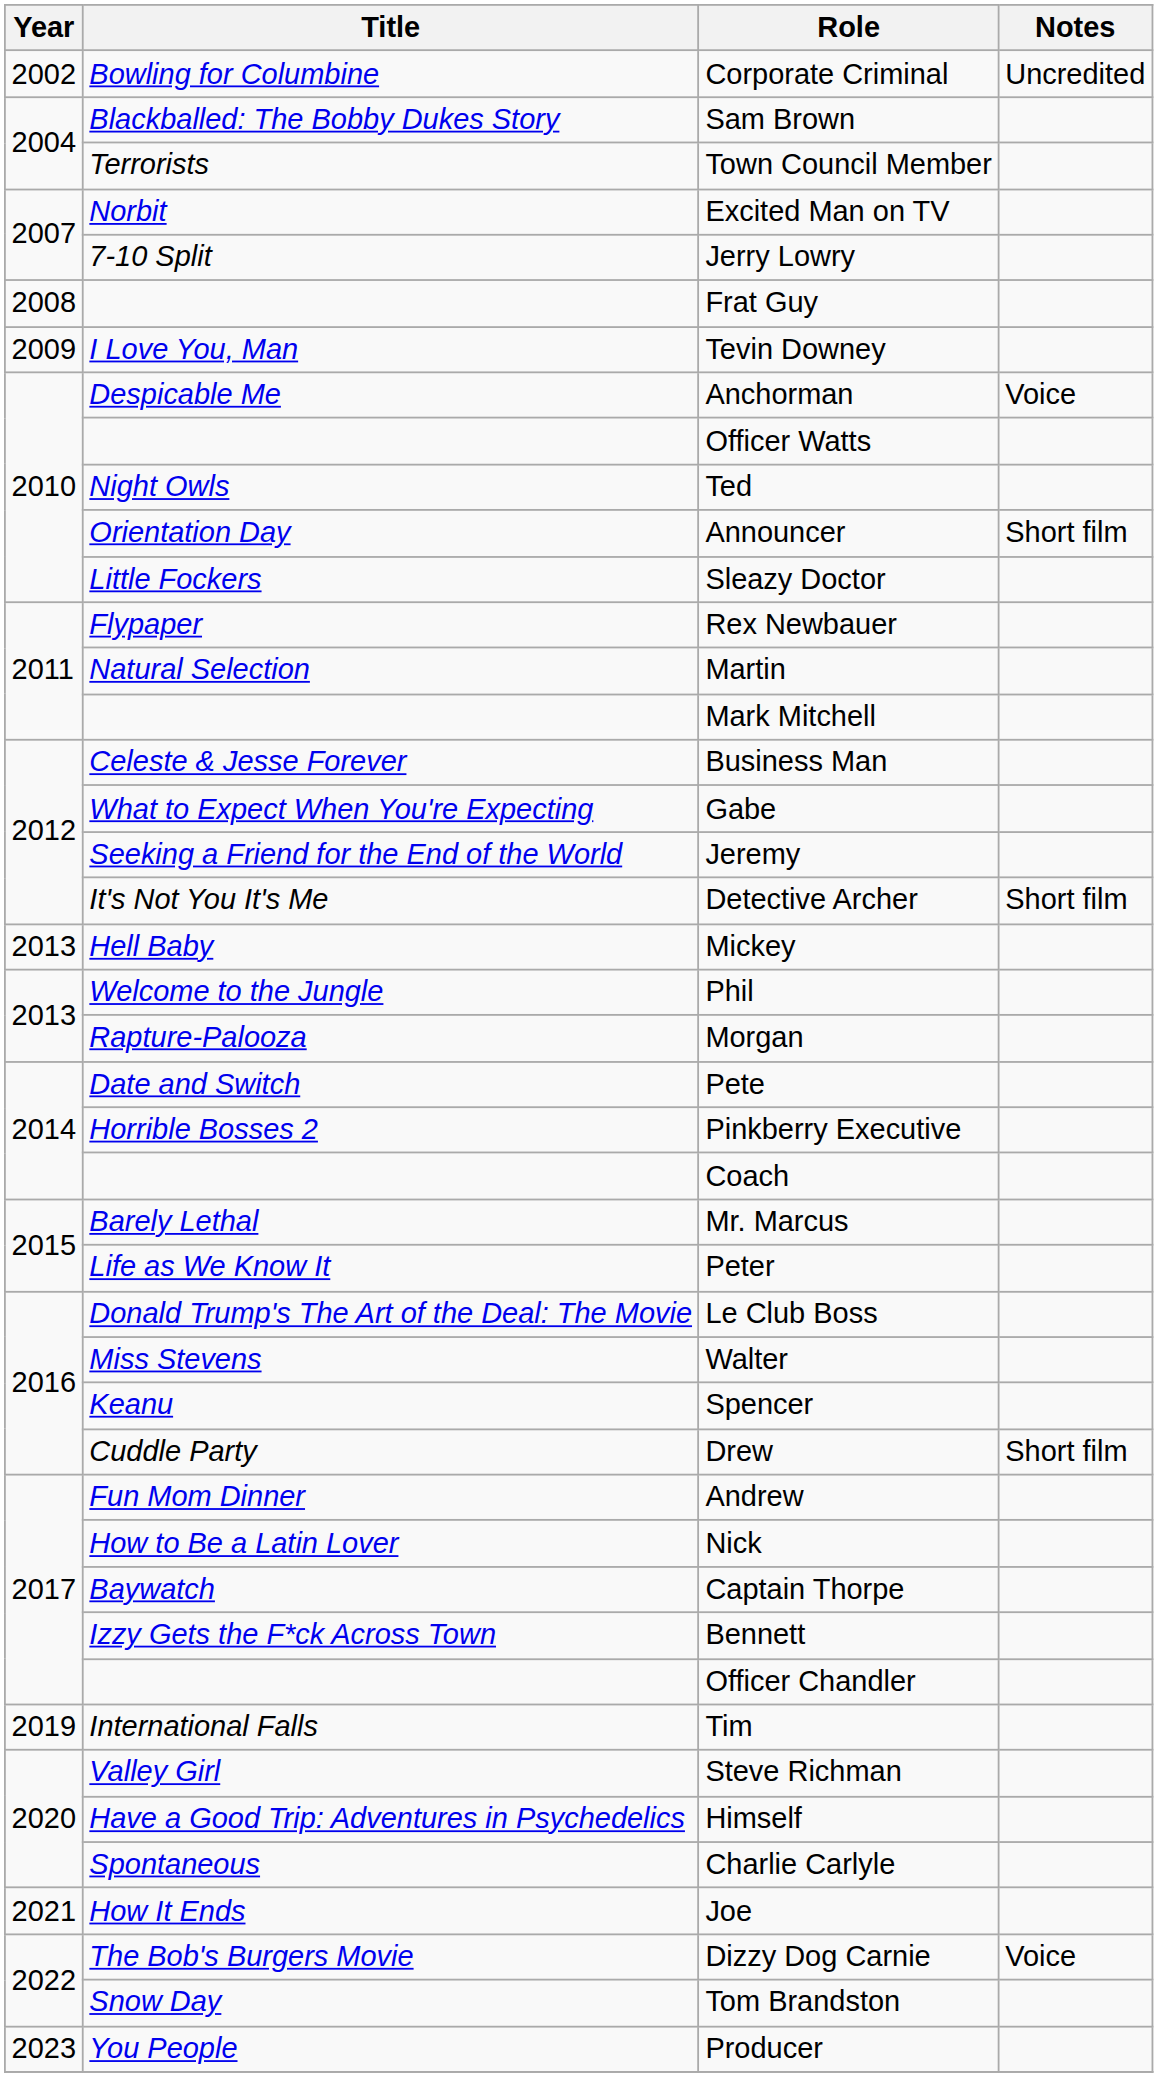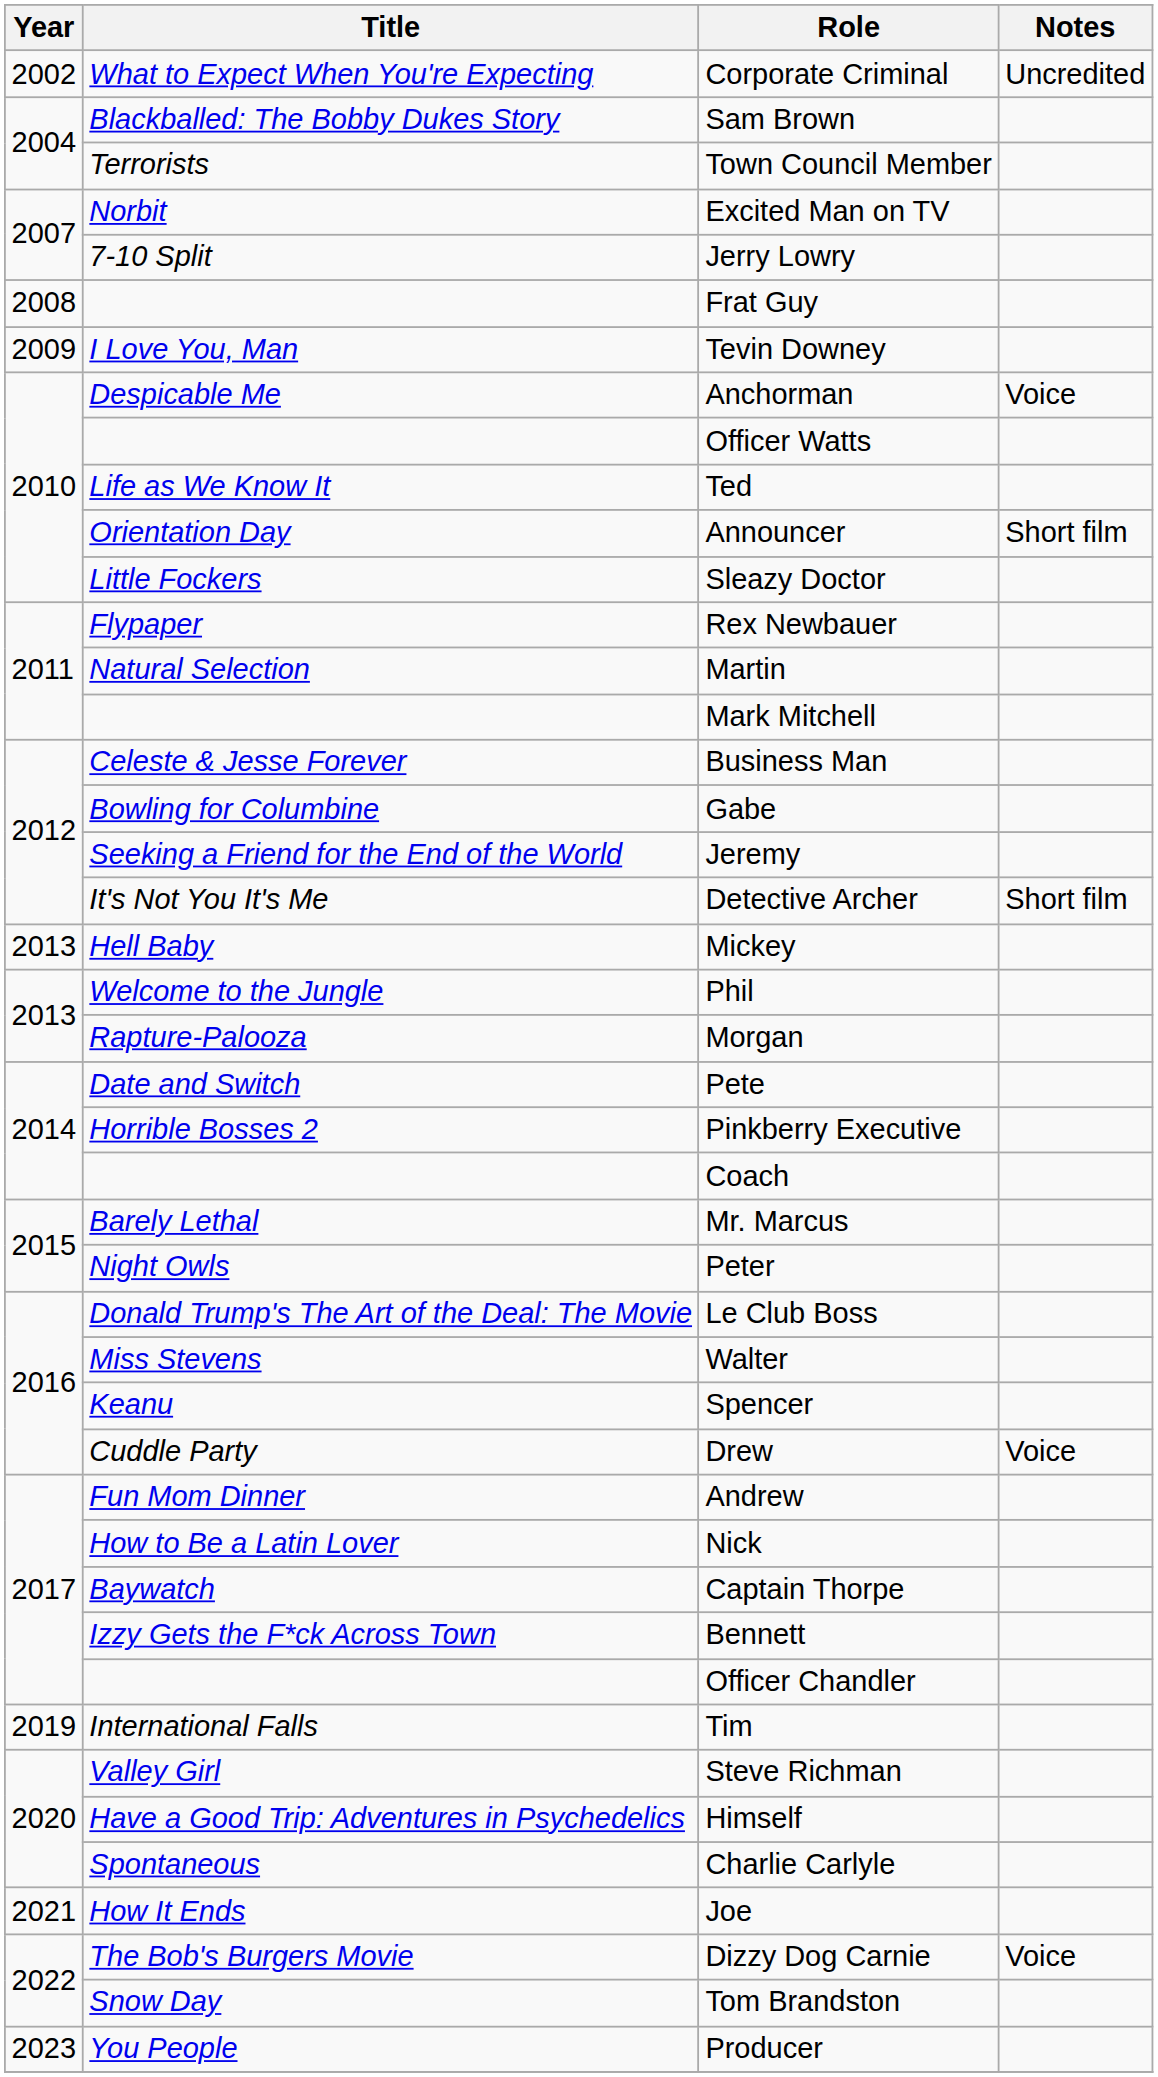(234, 73) Bowling for Columbine -> (341, 73) What to Expect When You're Expecting
(159, 486) Night Owls -> (210, 486) Life as We Know It
(341, 808) What to Expect When You're Expecting -> (234, 808) Bowling for Columbine
(210, 1267) Life as We Know It -> (159, 1267) Night Owls
(1066, 1451) Short film -> (1041, 1451) Voice
